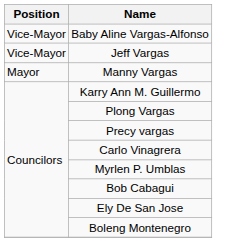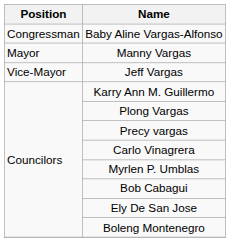(36, 33) Vice-Mayor -> (43, 33) Congressman
rows swapped: (140, 72) <-> (140, 53)
